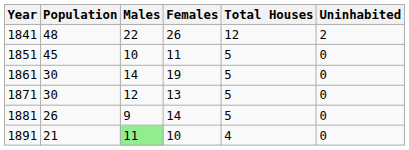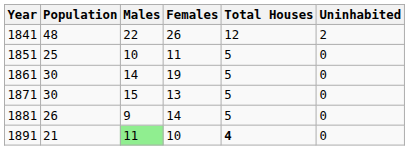(50, 55) 45 -> (50, 55) 25
(131, 95) 12 -> (131, 95) 15
(228, 135) normal -> (228, 135) bold
